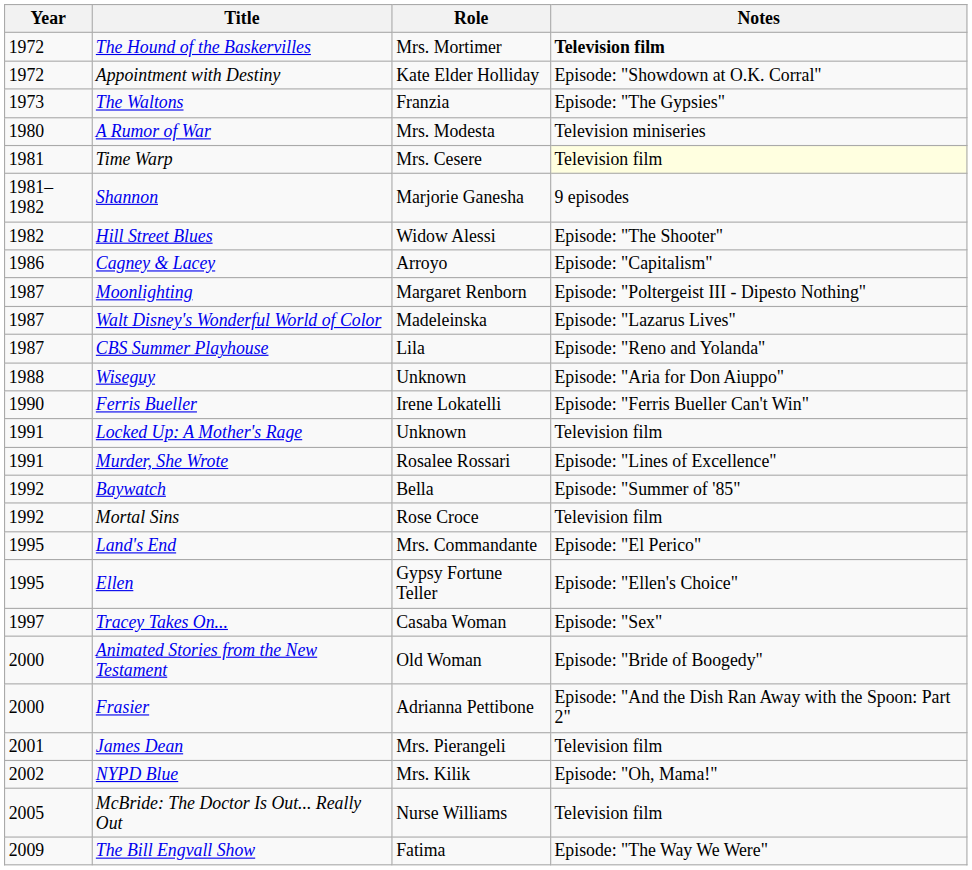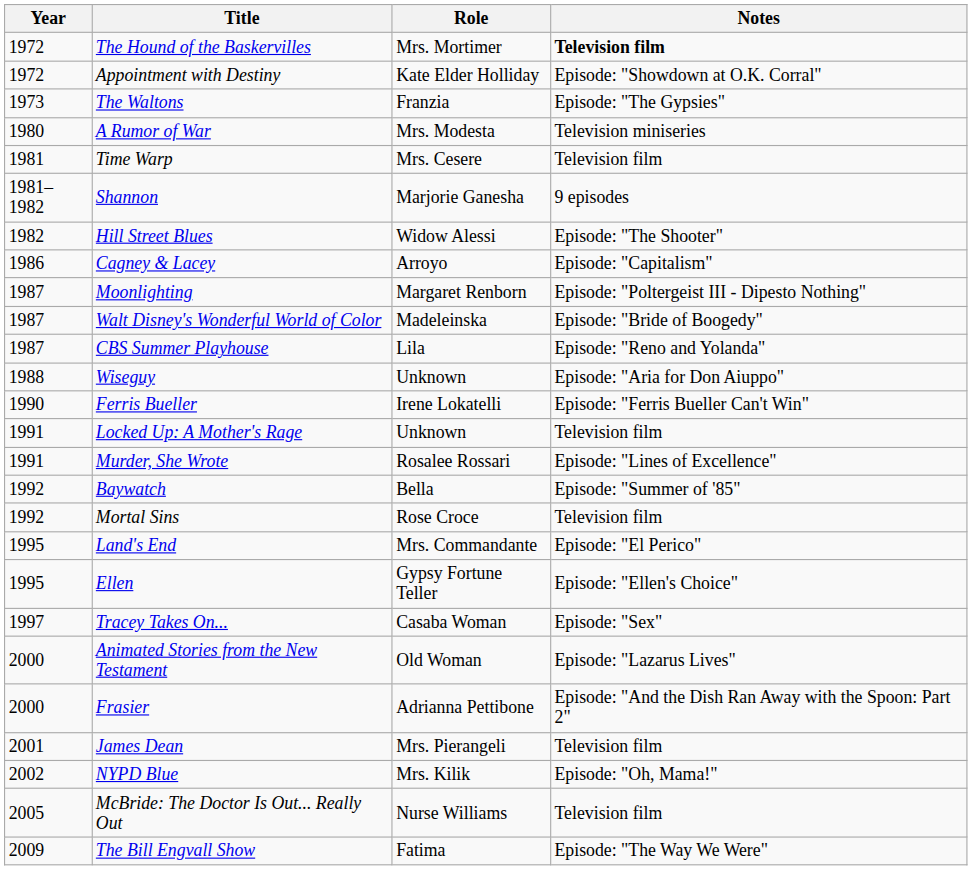(608, 159) lightyellow background -> (608, 159) no background
(645, 320) Episode: "Lazarus Lives" -> (659, 320) Episode: "Bride of Boogedy"
(659, 660) Episode: "Bride of Boogedy" -> (645, 660) Episode: "Lazarus Lives"
